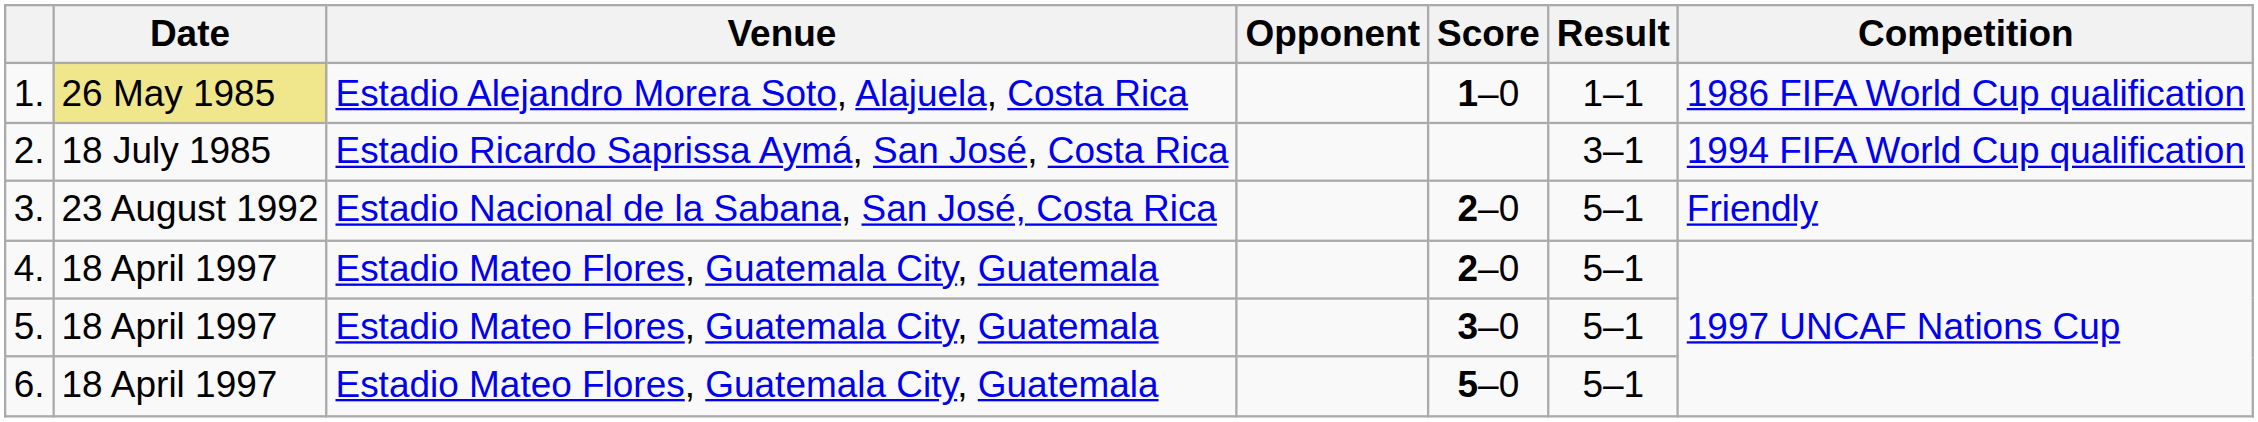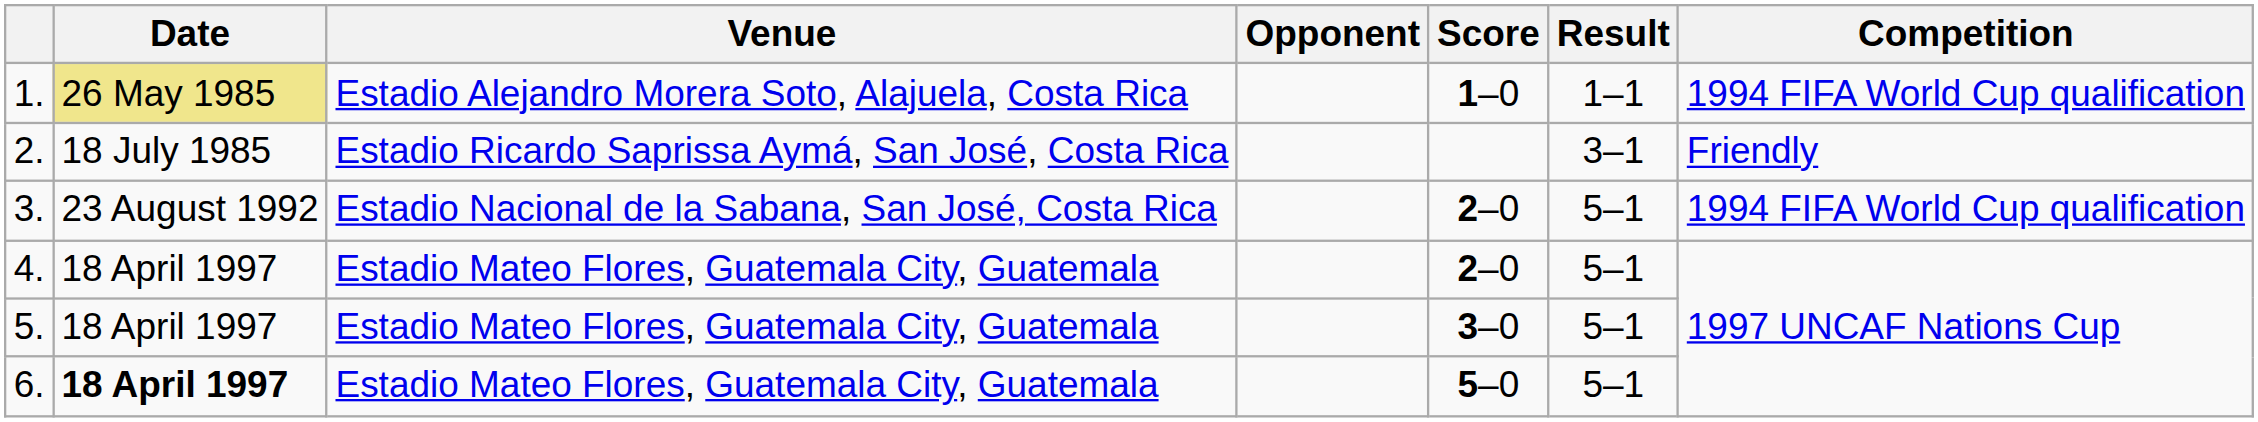(1966, 92) 1986 FIFA World Cup qualification -> (1966, 92) 1994 FIFA World Cup qualification
(1966, 151) 1994 FIFA World Cup qualification -> (1753, 151) Friendly
(1753, 209) Friendly -> (1966, 209) 1994 FIFA World Cup qualification
(169, 385) normal -> (175, 385) bold
